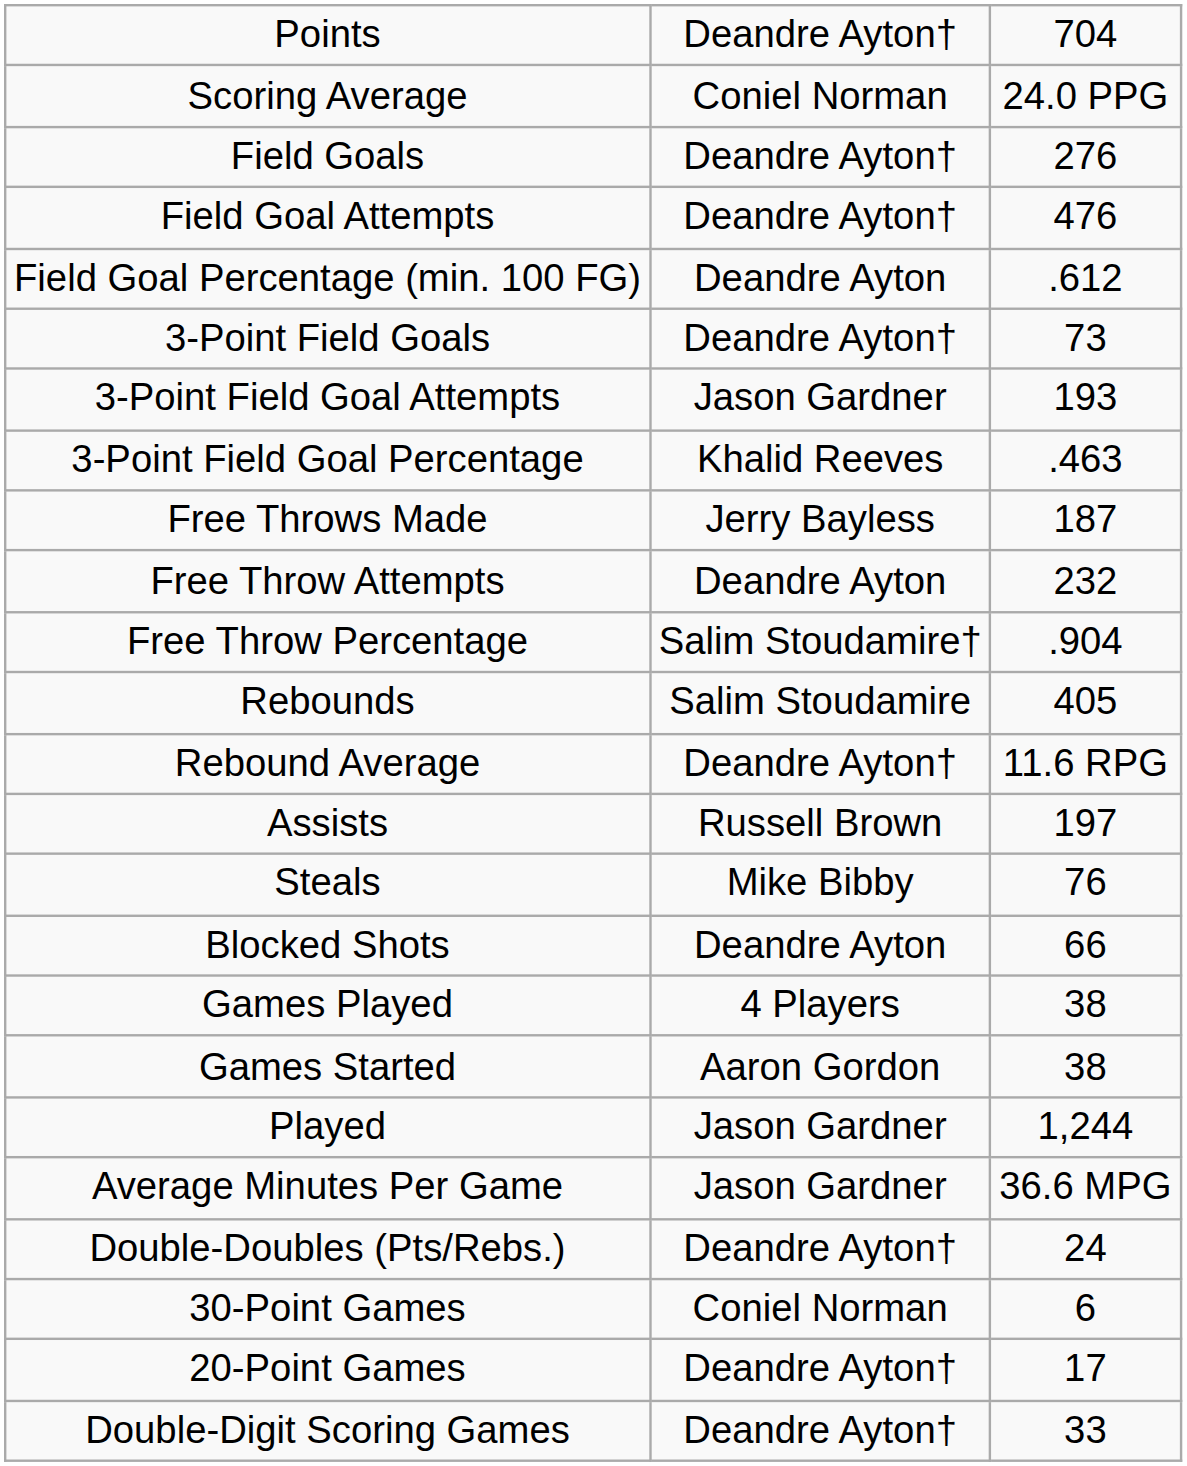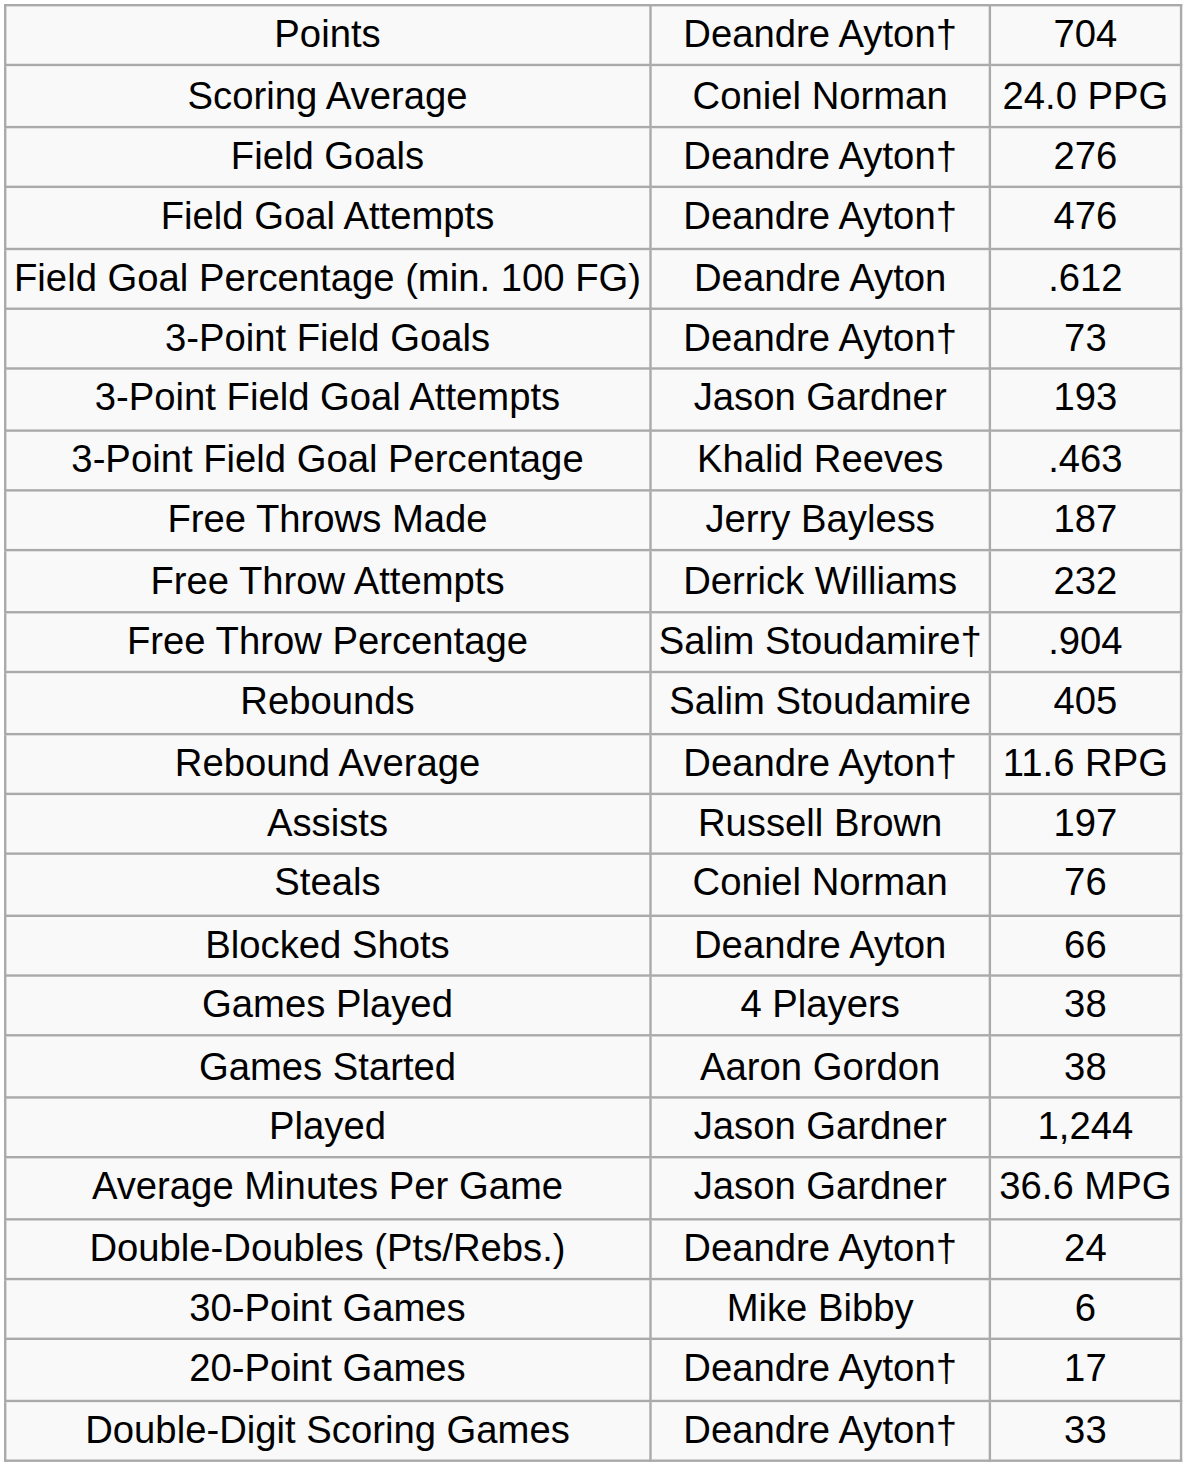(820, 580) Deandre Ayton -> (820, 580) Derrick Williams
(820, 883) Mike Bibby -> (820, 883) Coniel Norman
(820, 1308) Coniel Norman -> (820, 1308) Mike Bibby
